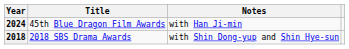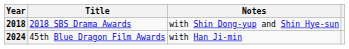rows swapped: (16, 37) <-> (16, 24)
